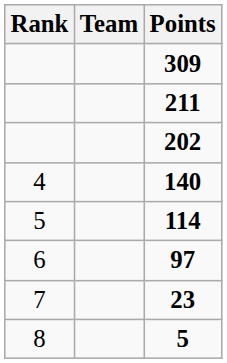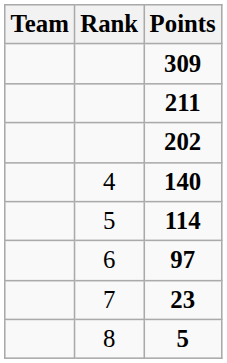columns swapped: (39, 24) <-> (109, 24)
